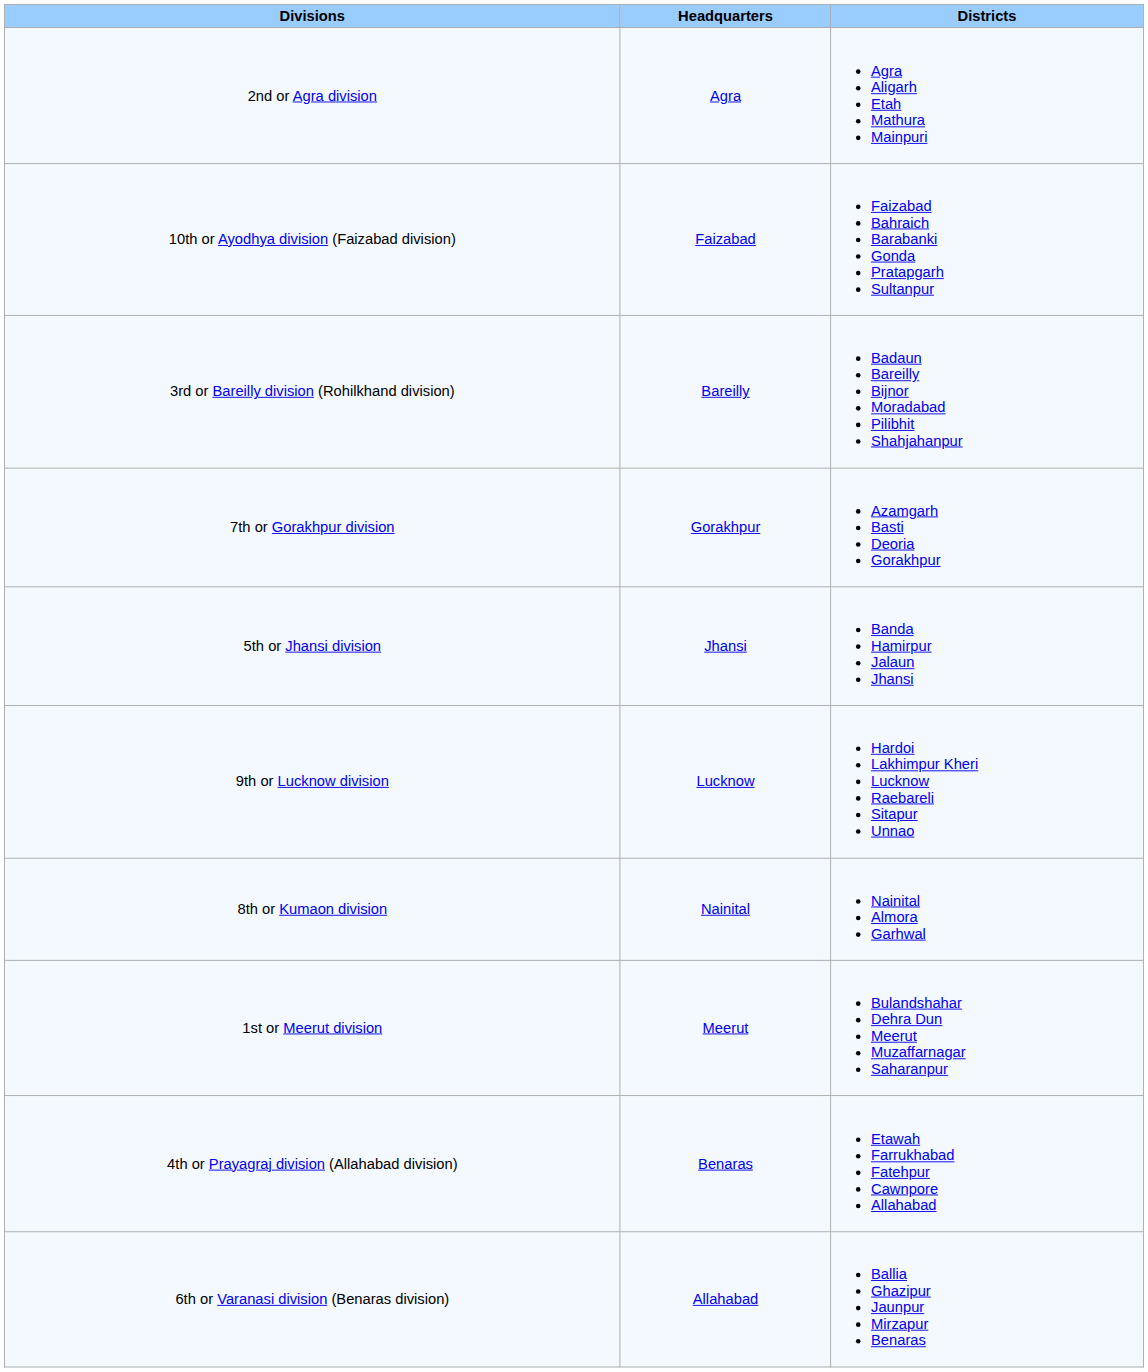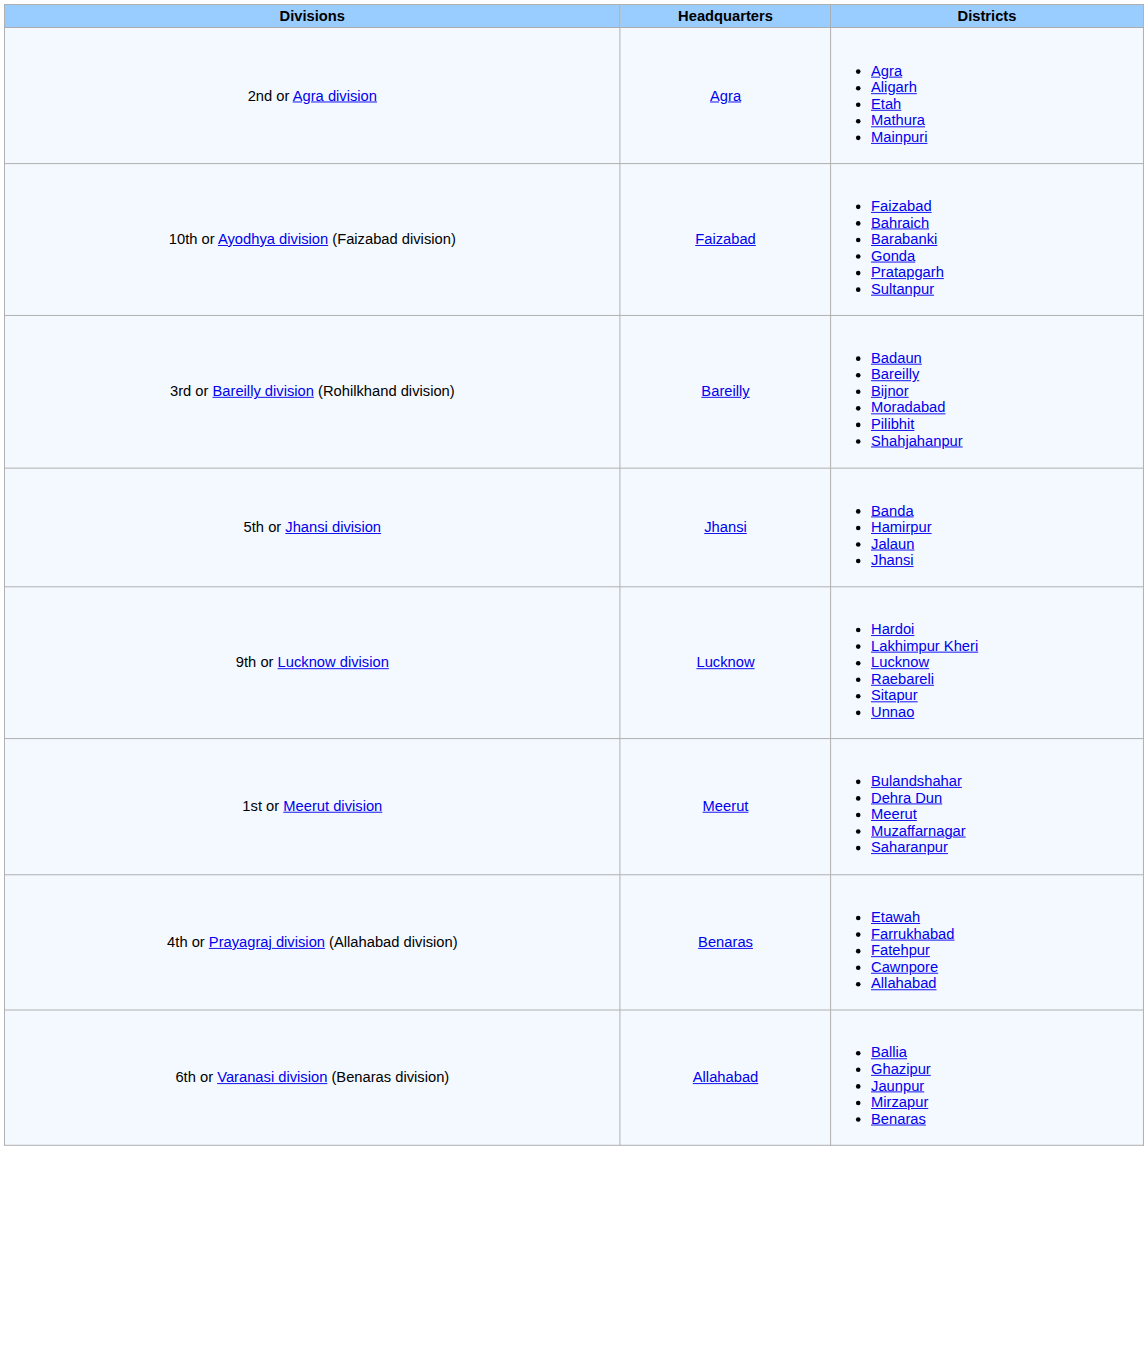- row: (312, 527)
- row: (312, 909)
